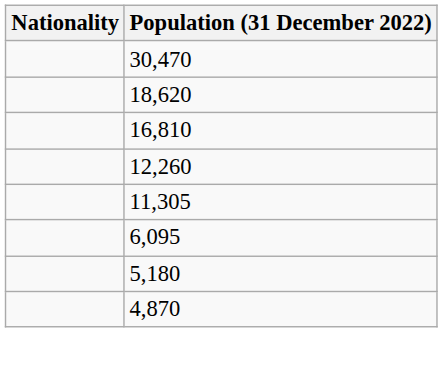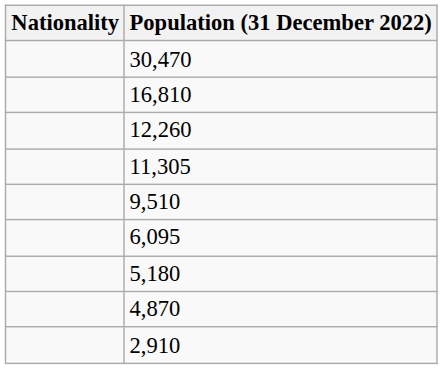- row: (161, 94)
+ row: (155, 201)
+ row: (155, 344)
